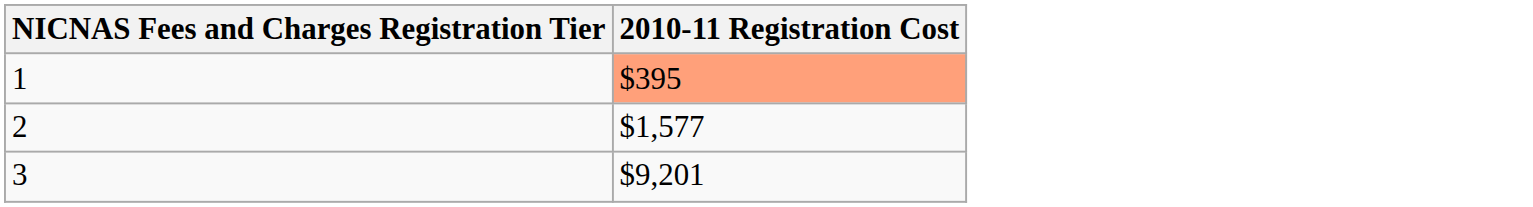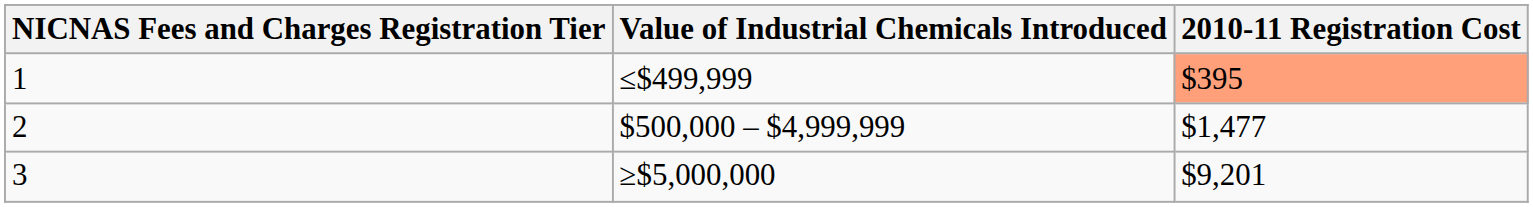+ column: (893, 28)
(662, 126) $1,577 -> (1224, 126) $1,477
